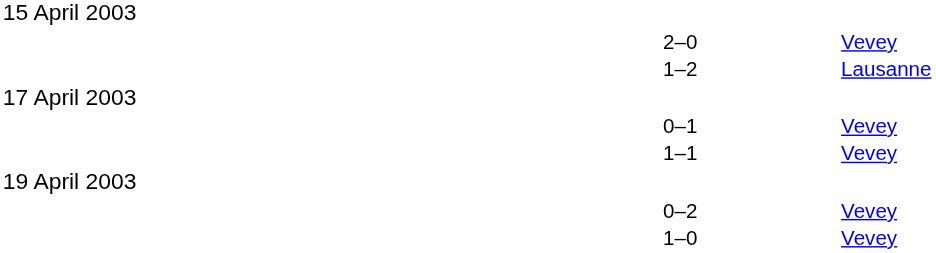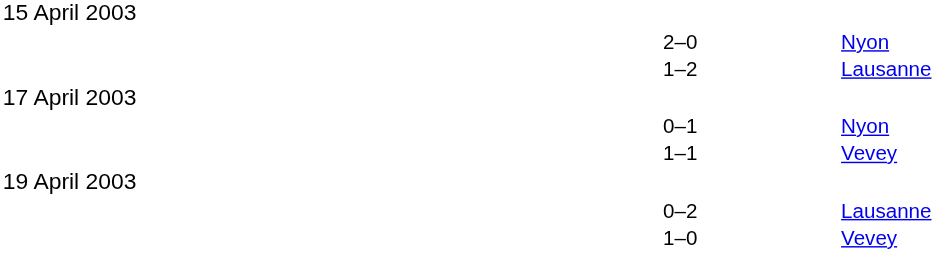(869, 42) Vevey -> (865, 42) Nyon
(869, 126) Vevey -> (865, 126) Nyon
(869, 210) Vevey -> (886, 210) Lausanne
